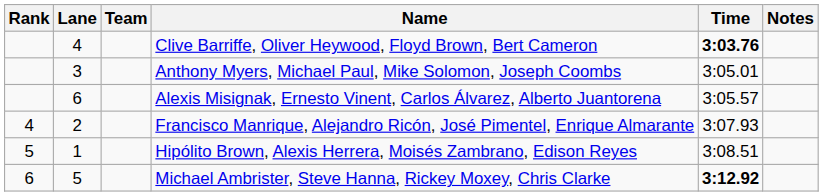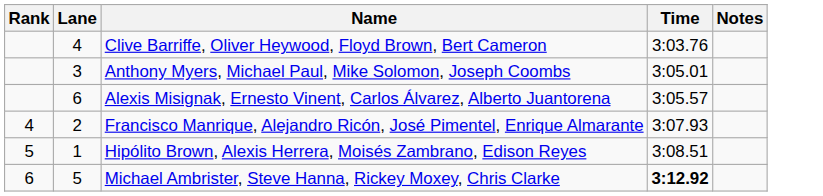- column: (126, 18)
(731, 45) bold -> (680, 45) normal
